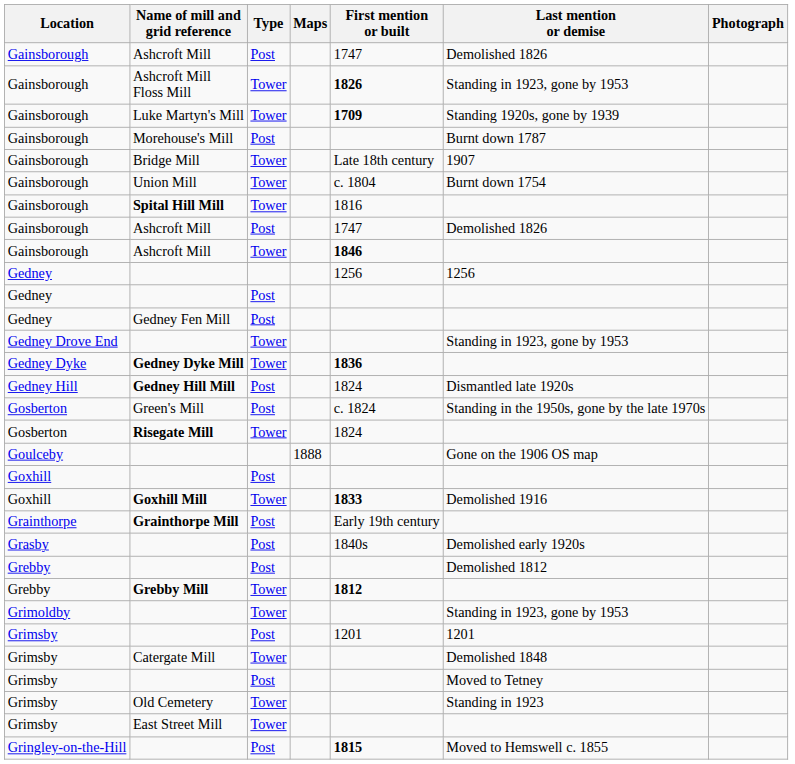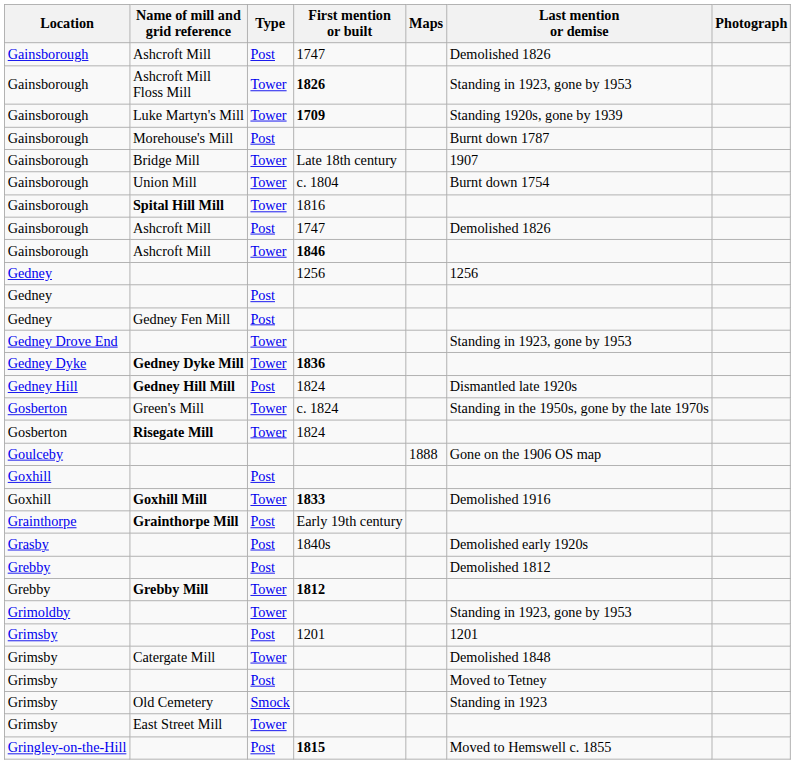columns swapped: (310, 23) <-> (387, 23)
(263, 409) Post -> (269, 409) Tower
(269, 702) Tower -> (270, 702) Smock
